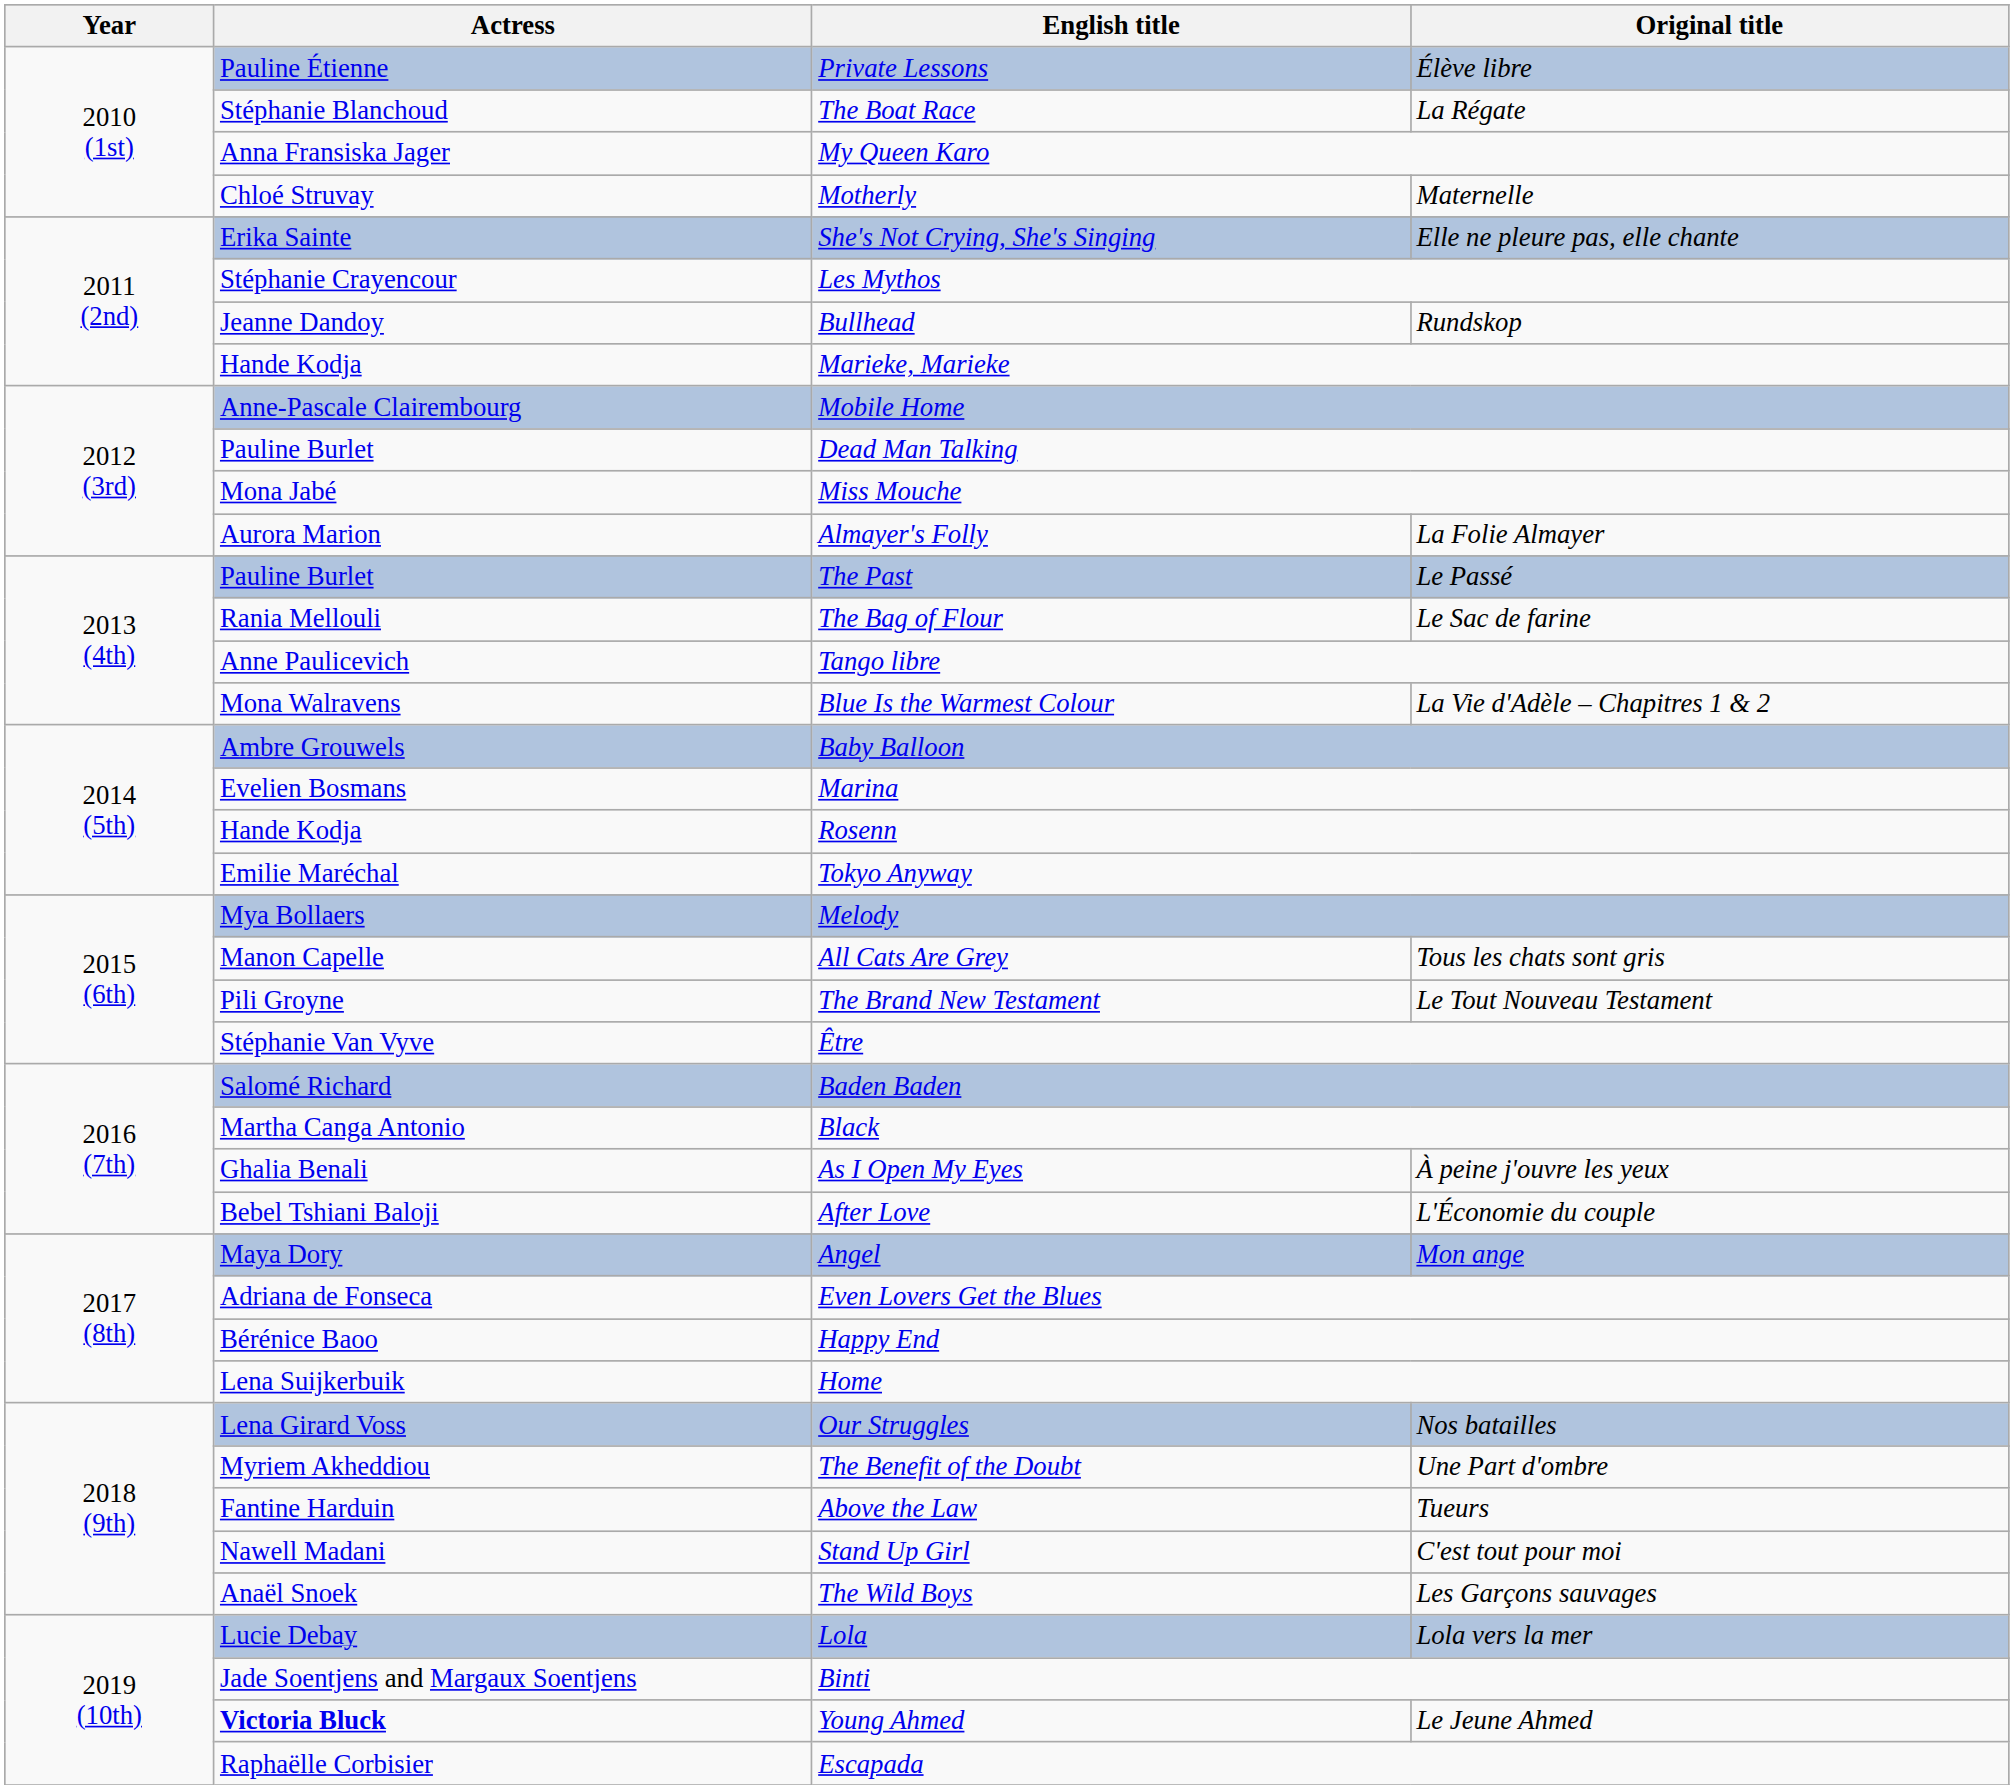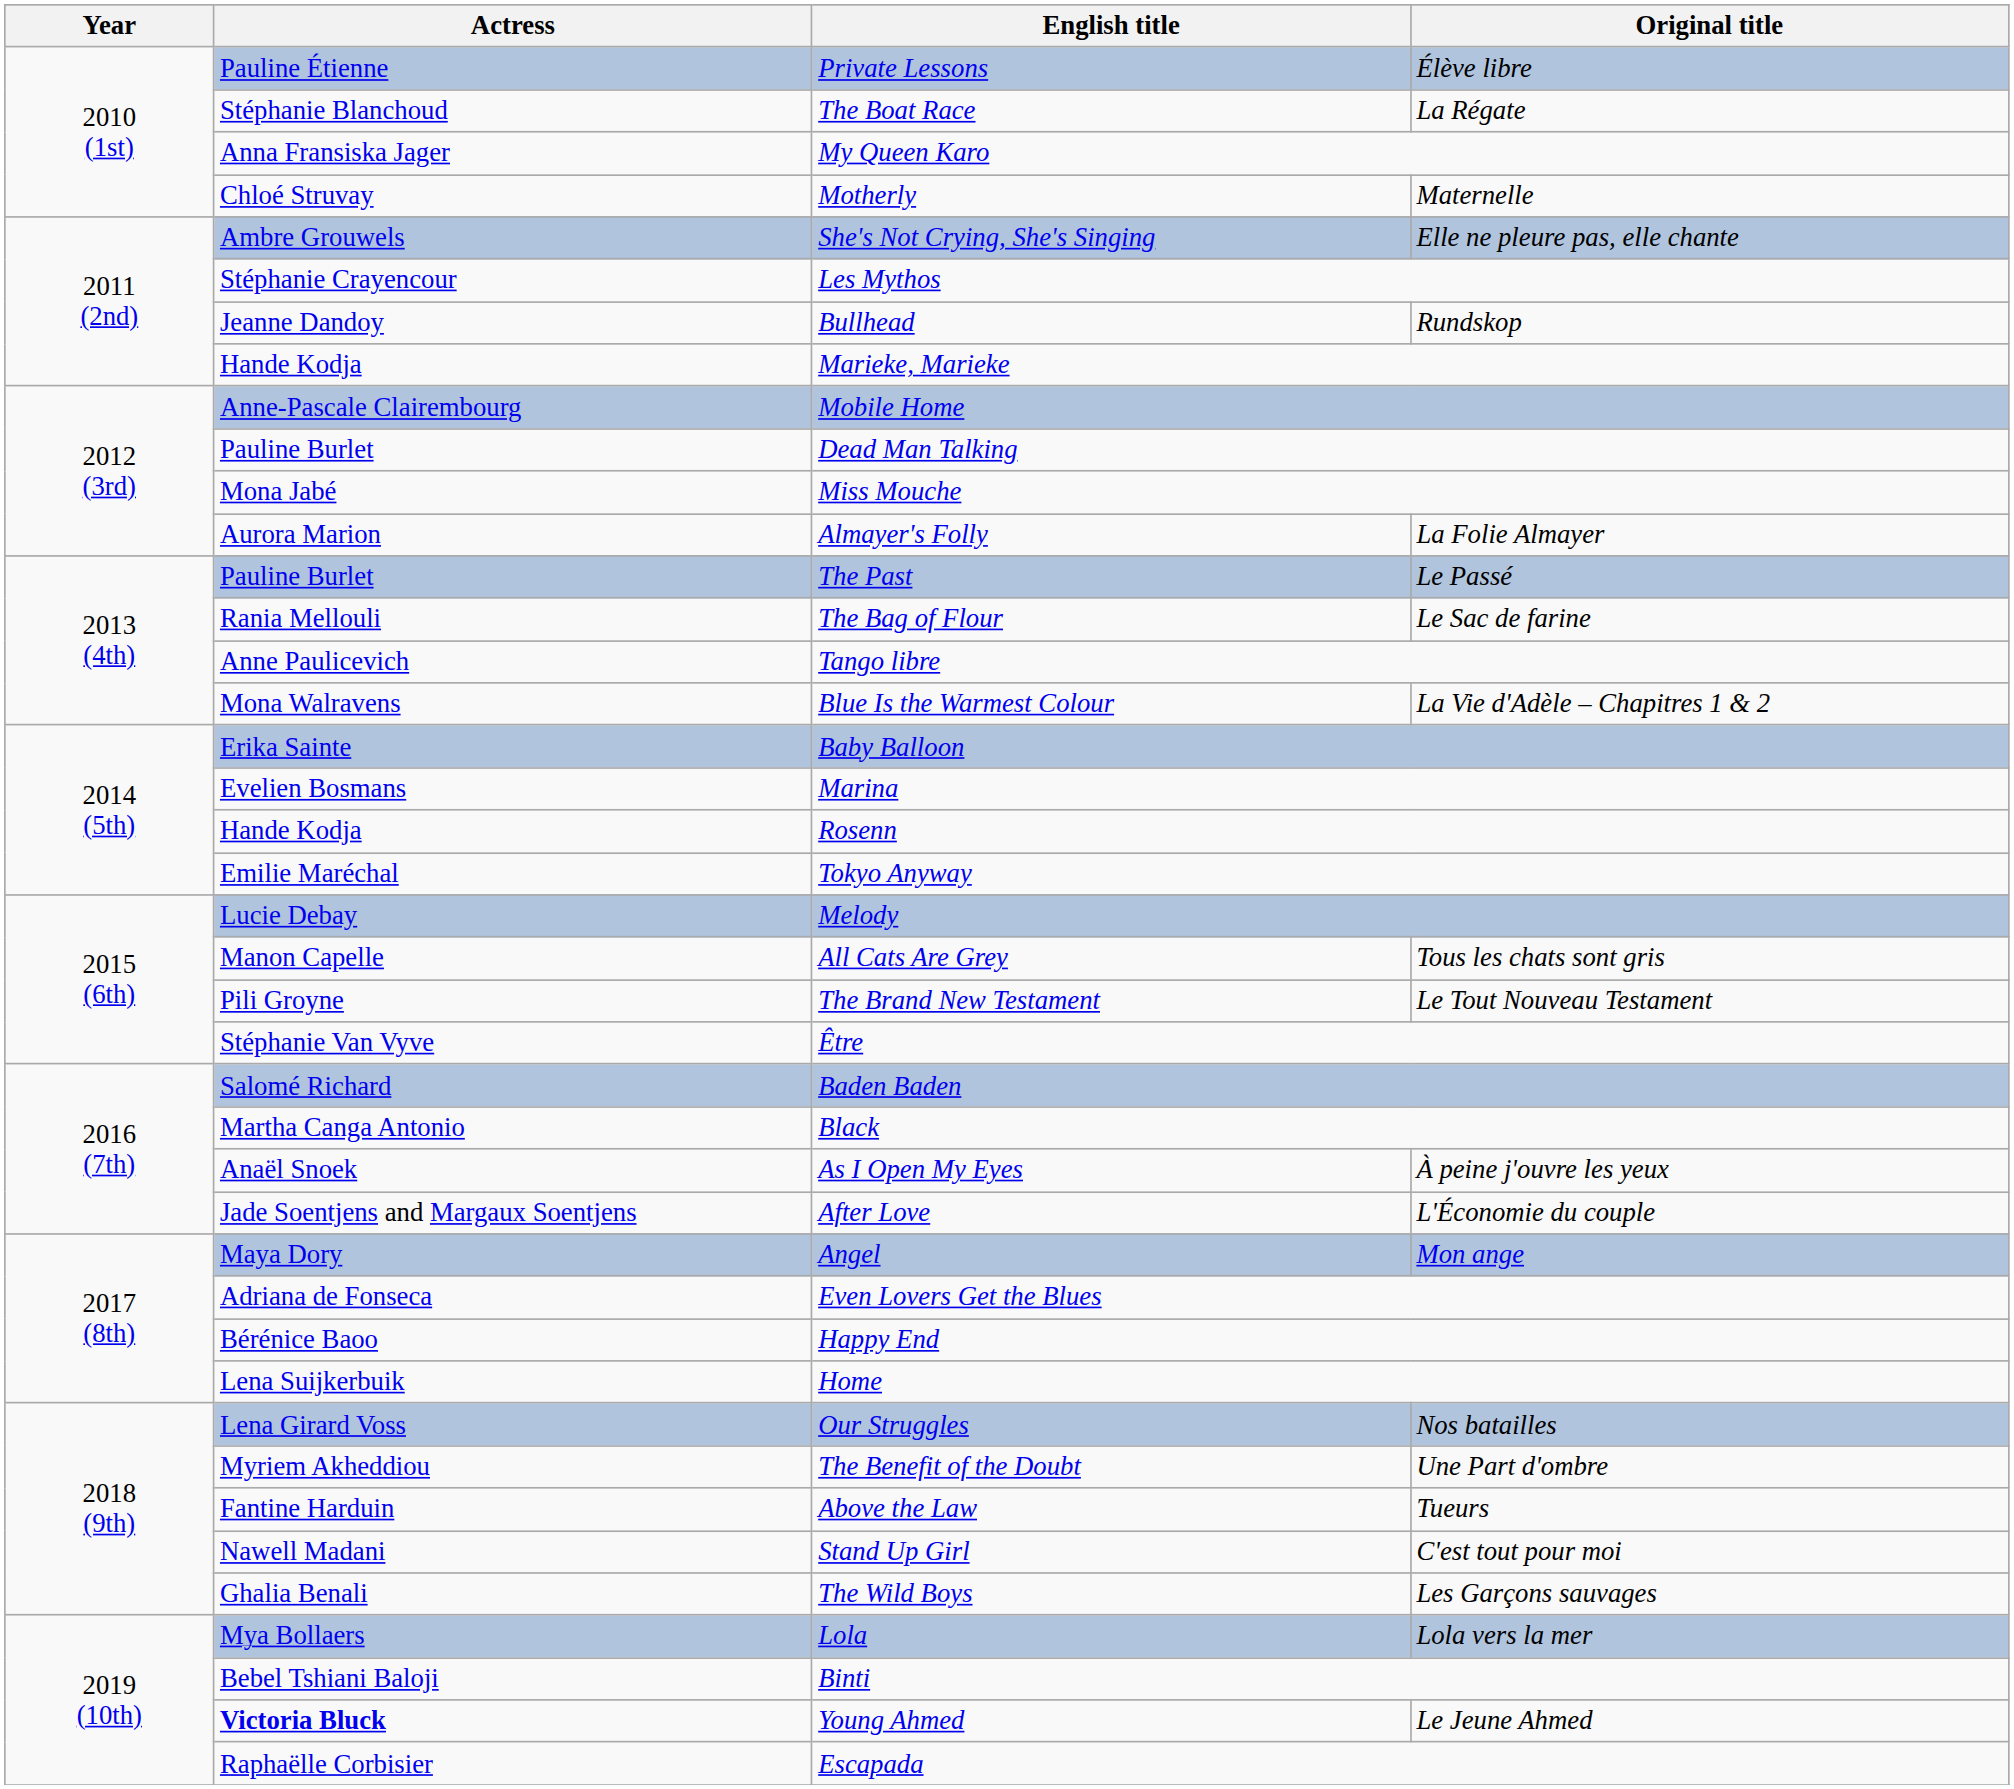(286, 237) Erika Sainte -> (312, 237) Ambre Grouwels
(312, 746) Ambre Grouwels -> (286, 746) Erika Sainte
(292, 915) Mya Bollaers -> (289, 915) Lucie Debay
(294, 1169) Ghalia Benali -> (289, 1169) Anaël Snoek
(329, 1212) Bebel Tshiani Baloji -> (428, 1212) Jade Soentjens and Margaux Soentjens
(289, 1593) Anaël Snoek -> (294, 1593) Ghalia Benali
(289, 1635) Lucie Debay -> (292, 1635) Mya Bollaers
(428, 1678) Jade Soentjens and Margaux Soentjens -> (329, 1678) Bebel Tshiani Baloji
